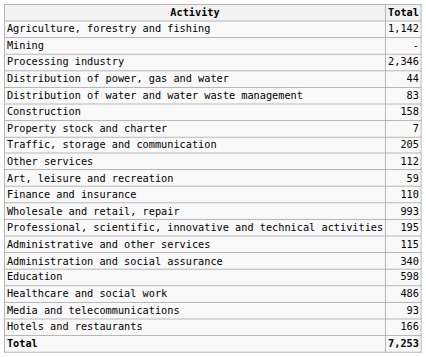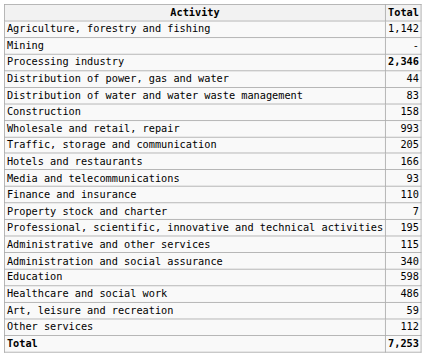(403, 63) normal -> (403, 63) bold
rows swapped: (93, 212) <-> (87, 129)
rows swapped: (75, 327) <-> (50, 162)
rows swapped: (93, 311) <-> (90, 179)
